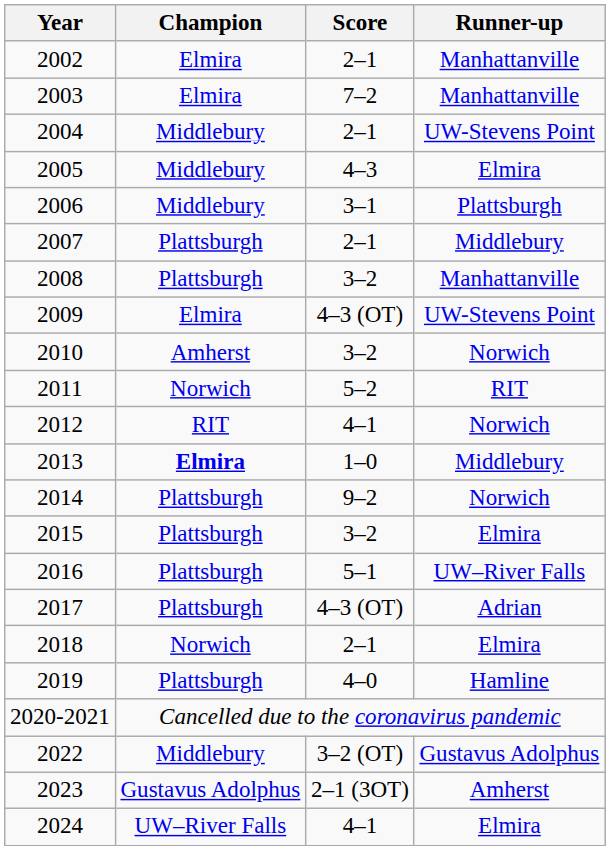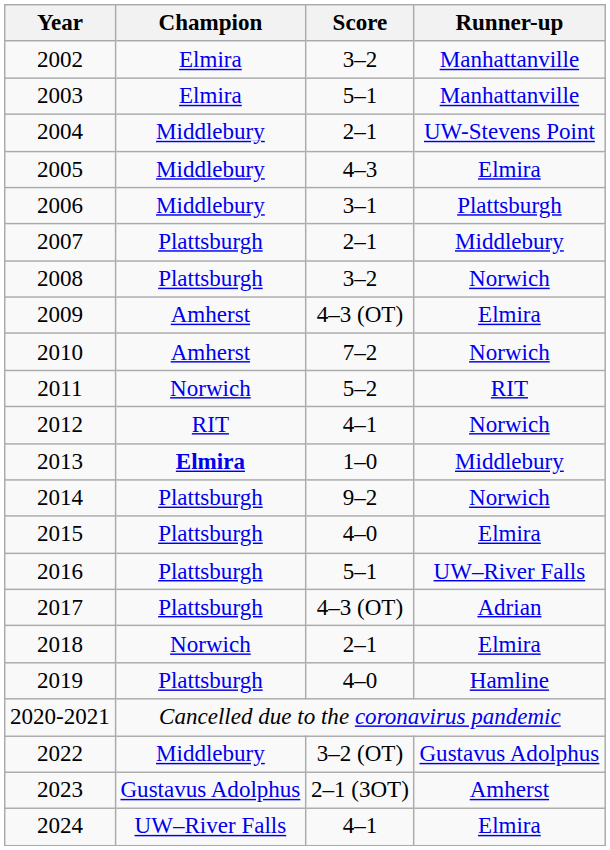(360, 59) 2–1 -> (360, 59) 3–2
(360, 95) 7–2 -> (360, 95) 5–1
(509, 278) Manhattanville -> (509, 278) Norwich
(210, 315) Elmira -> (210, 315) Amherst
(509, 315) UW-Stevens Point -> (509, 315) Elmira
(360, 351) 3–2 -> (360, 351) 7–2
(360, 534) 3–2 -> (360, 534) 4–0
